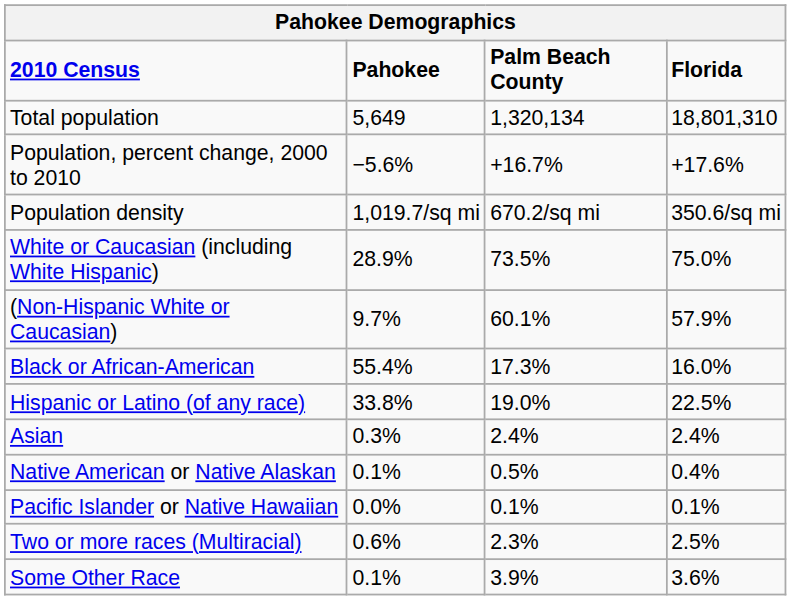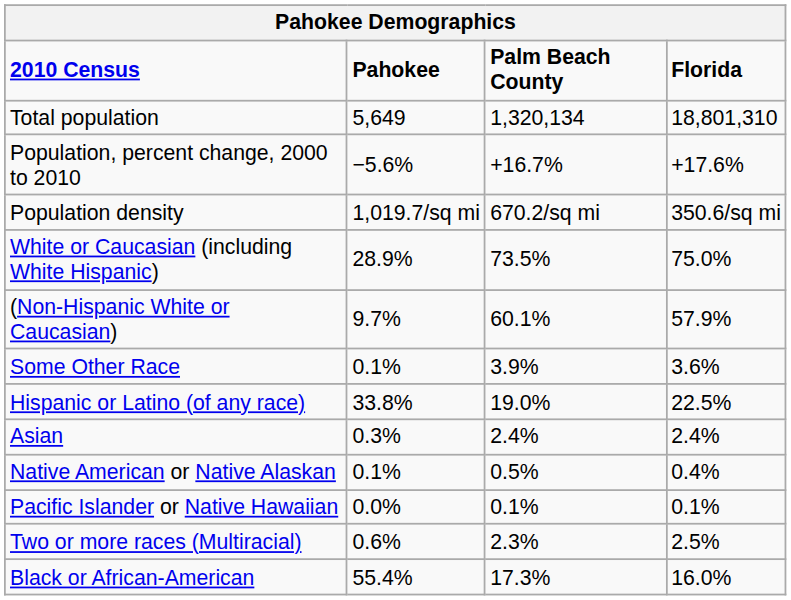rows swapped: (132, 367) <-> (95, 577)
